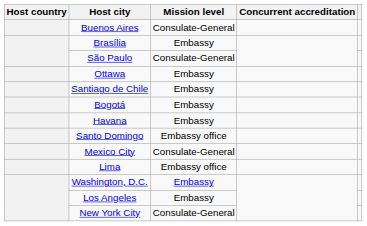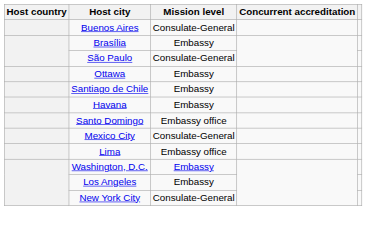- row: (110, 105)
